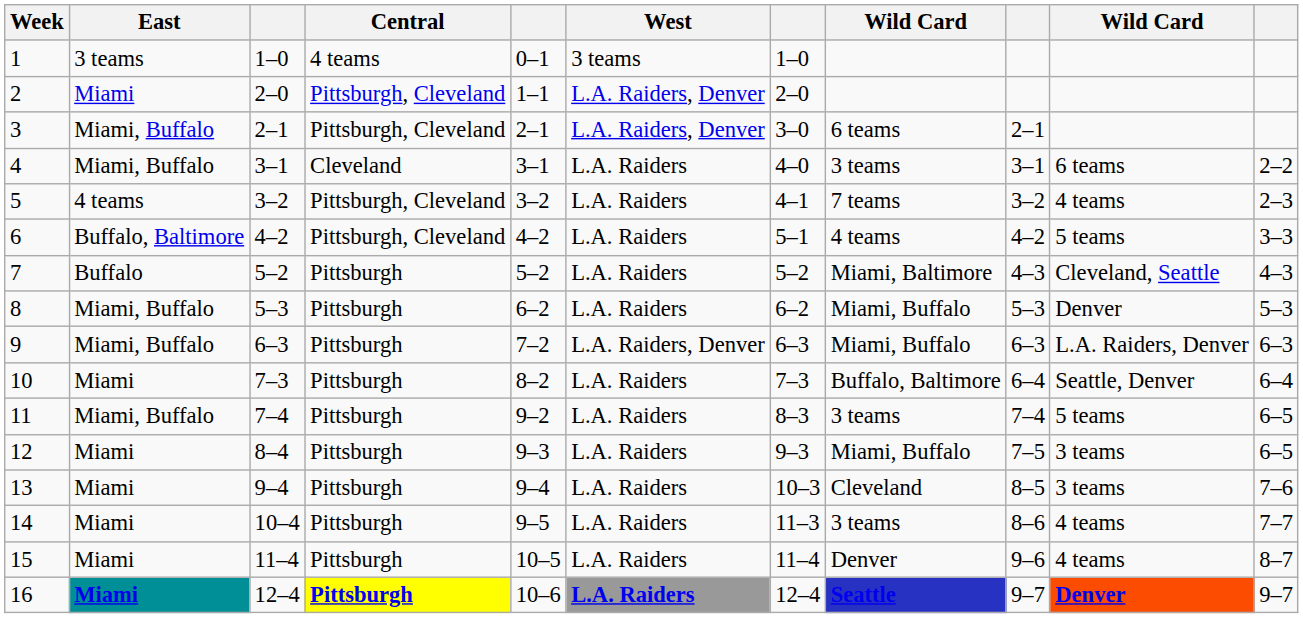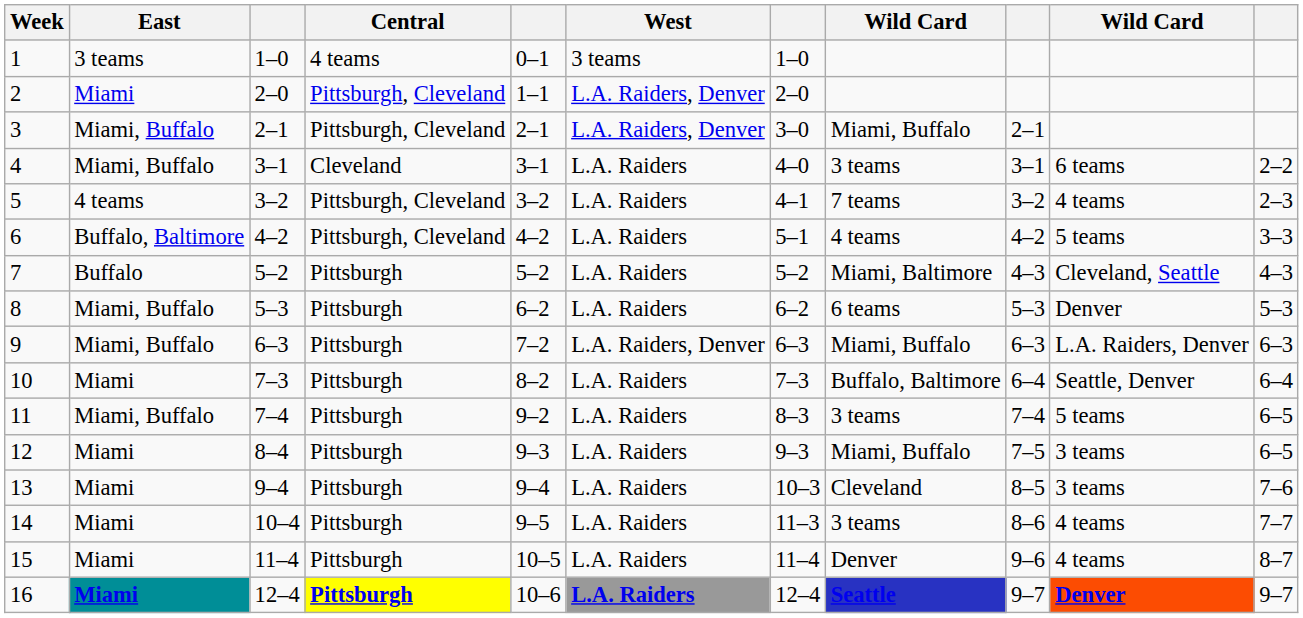(865, 129) 6 teams -> (901, 129) Miami, Buffalo
(901, 308) Miami, Buffalo -> (865, 308) 6 teams
